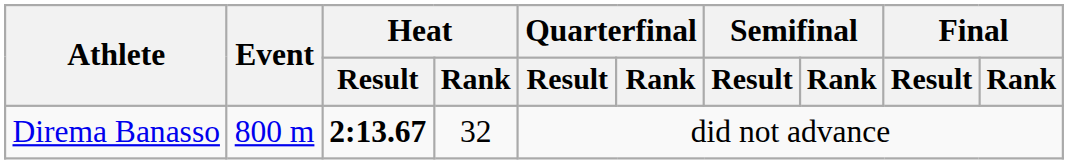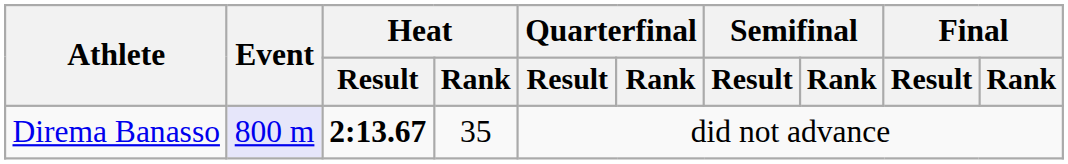(275, 132) no background -> (275, 132) lavender background
(476, 132) 32 -> (476, 132) 35
